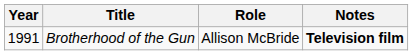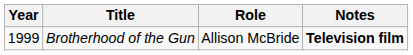(24, 38) 1991 -> (24, 38) 1999
